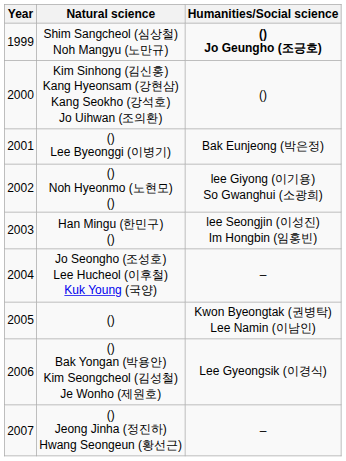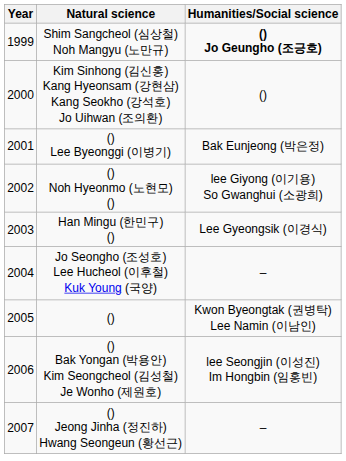(263, 230) lee Seongjin (이성진) Im Hongbin (임홍빈) -> (263, 229) Lee Gyeongsik (이경식)
(263, 371) Lee Gyeongsik (이경식) -> (263, 369) lee Seongjin (이성진) Im Hongbin (임홍빈)
